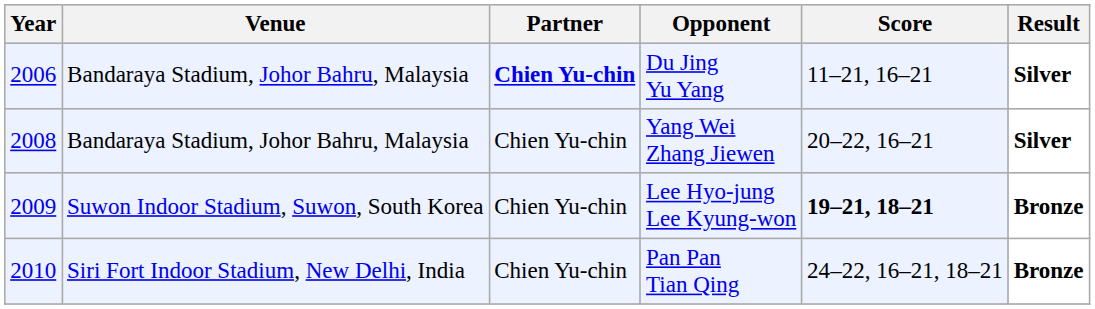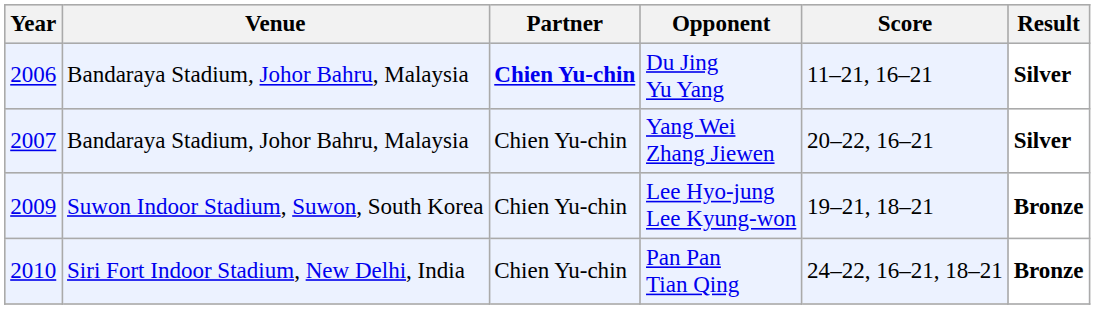(33, 140) 2008 -> (33, 140) 2007
(870, 205) bold -> (870, 205) normal
